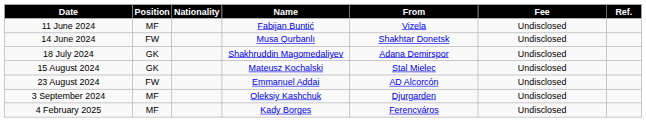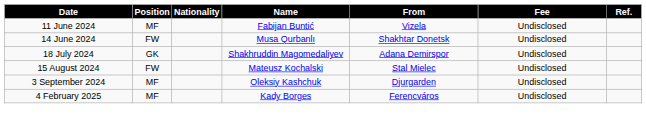(152, 68) GK -> (152, 68) FW
- row: (68, 82)
